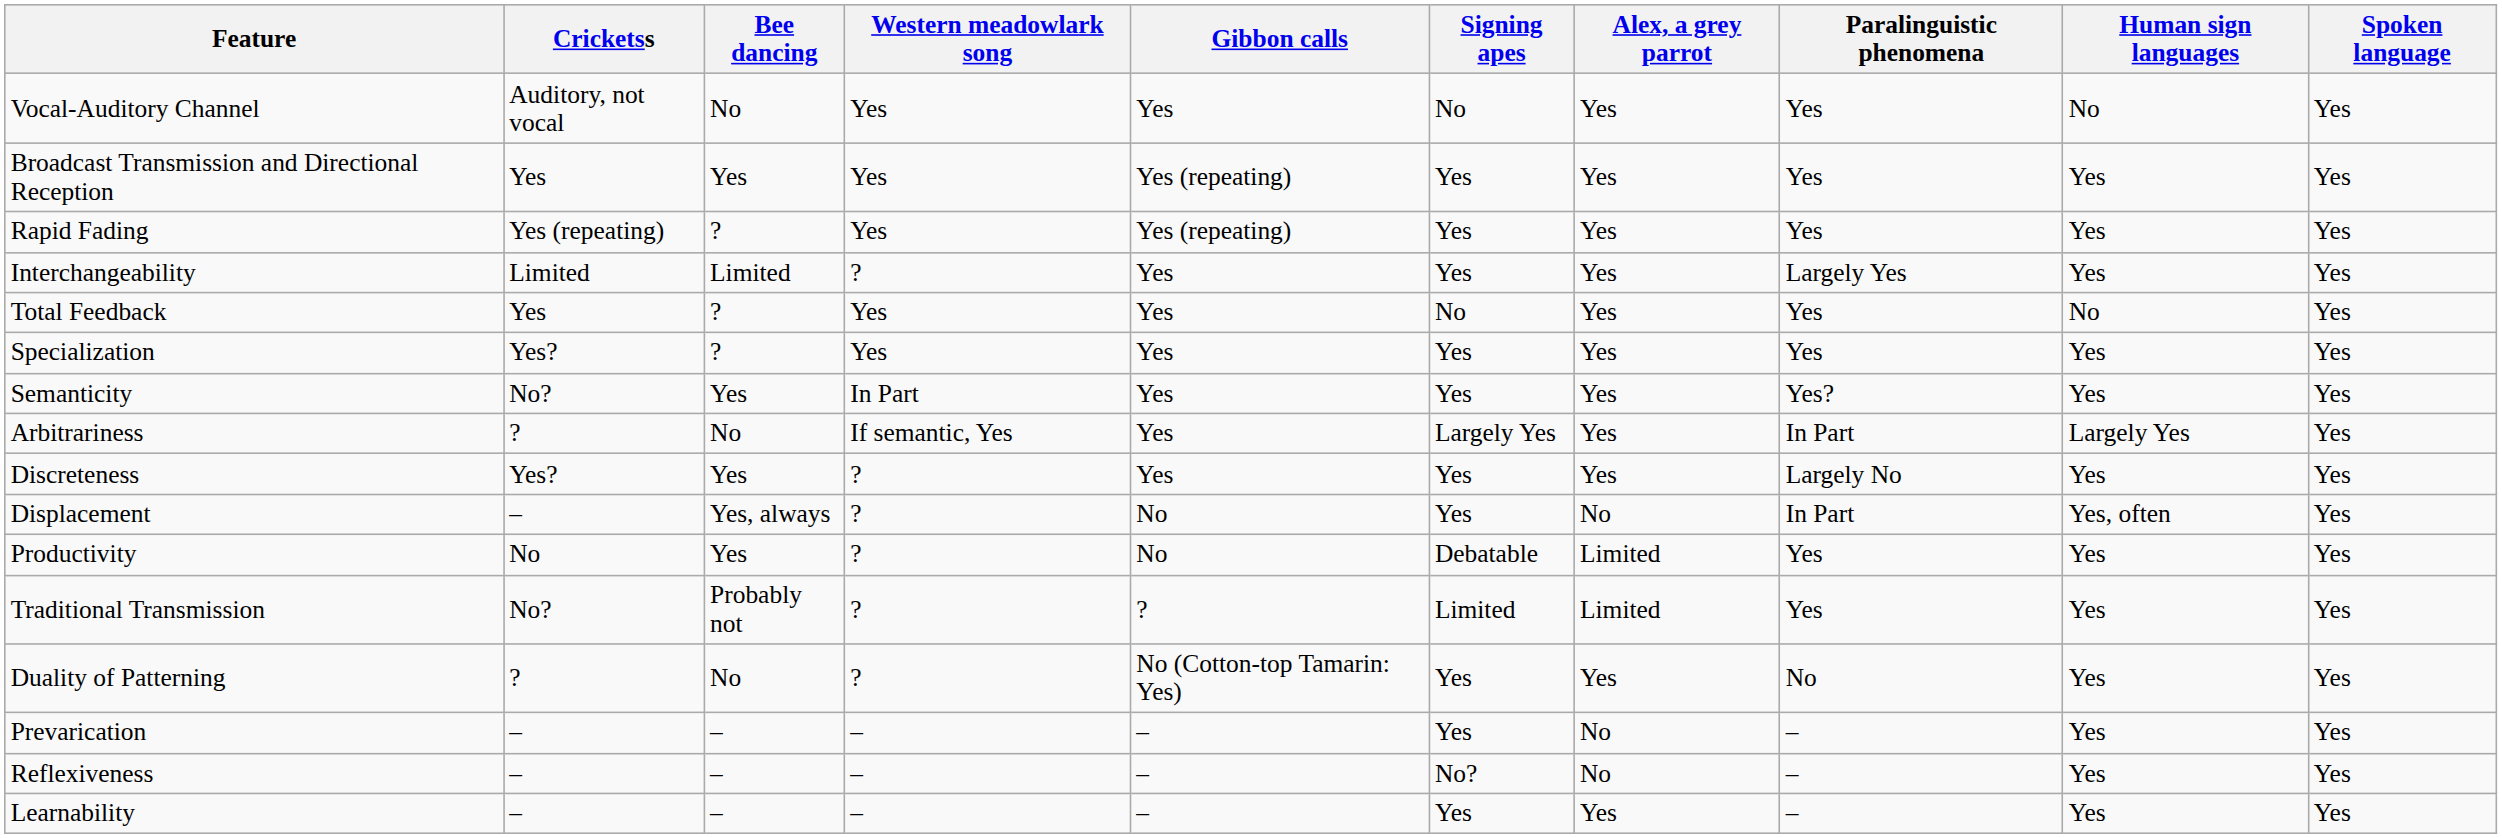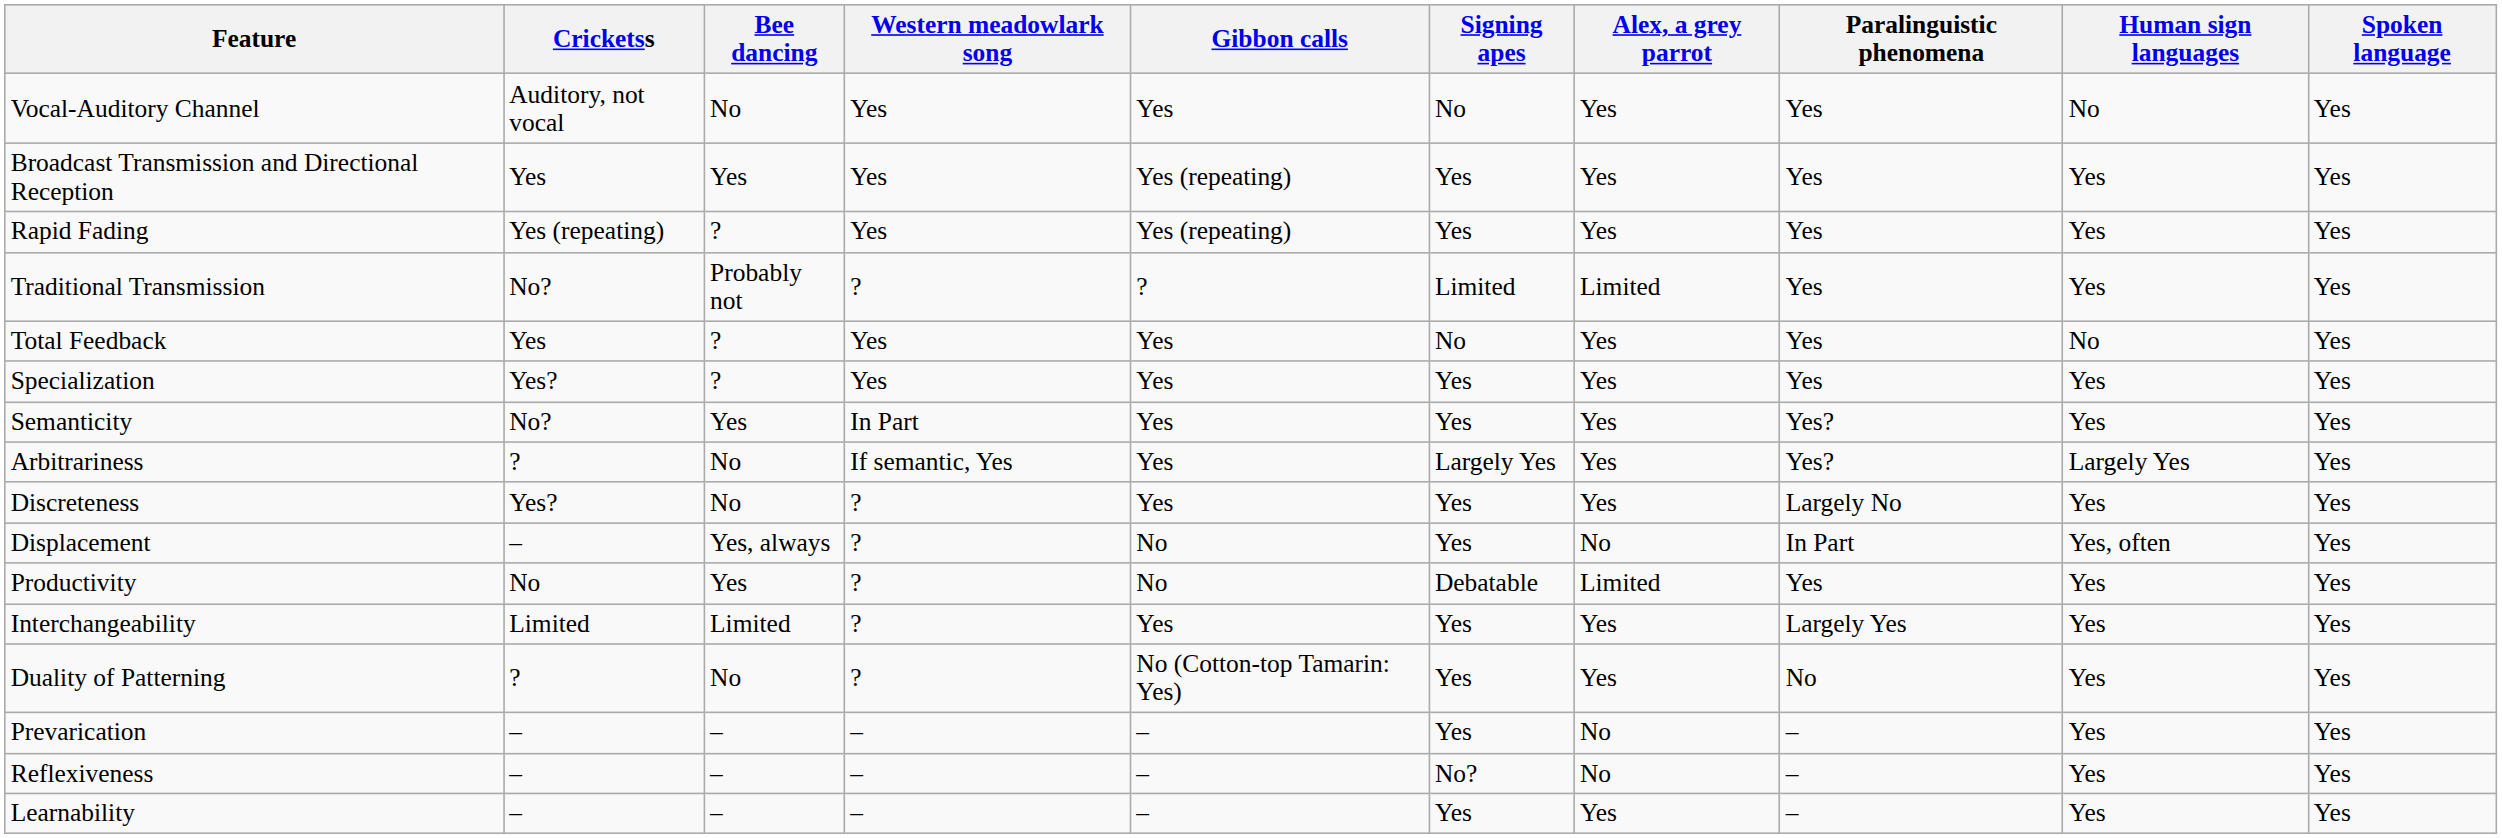rows swapped: (103, 271) <-> (138, 608)
(1820, 433) In Part -> (1810, 461) Yes?
(729, 473) Yes -> (726, 502) No
